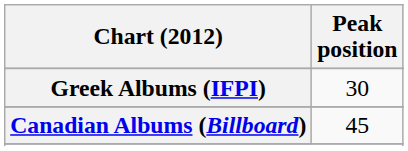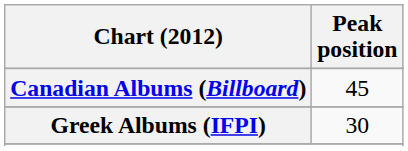rows swapped: (158, 125) <-> (158, 87)
